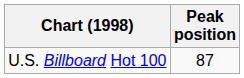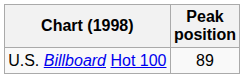(205, 60) 87 -> (205, 60) 89
